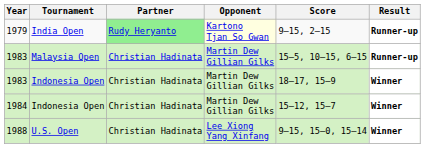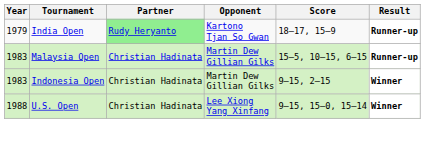(238, 31) lightyellow background -> (238, 31) no background
(304, 31) 9–15, 2–15 -> (307, 31) 18–17, 15–9
(307, 81) 18–17, 15–9 -> (304, 81) 9–15, 2–15
- row: (17, 106)
